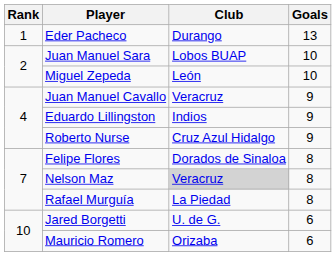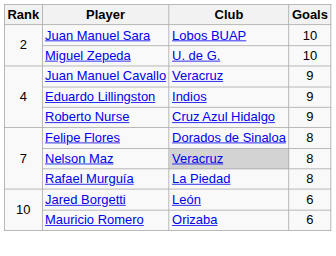- row: (86, 35)
(186, 76) León -> (196, 55) U. de G.
(196, 220) U. de G. -> (186, 199) León
